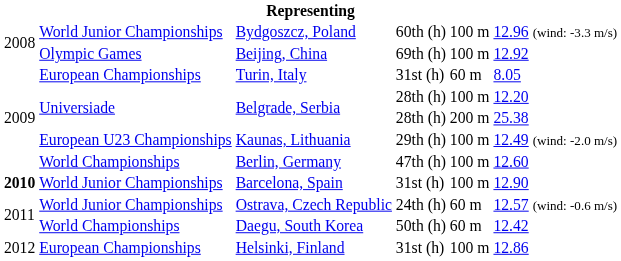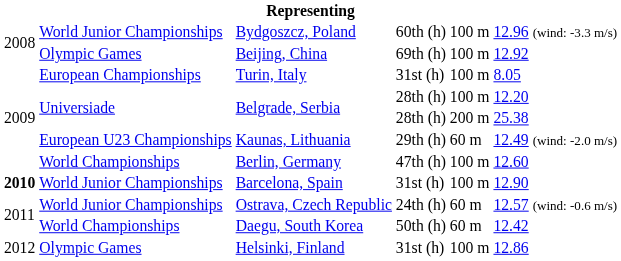(466, 75) 60 m -> (470, 75) 100 m
(470, 140) 100 m -> (466, 140) 60 m
(120, 247) European Championships -> (90, 247) Olympic Games
